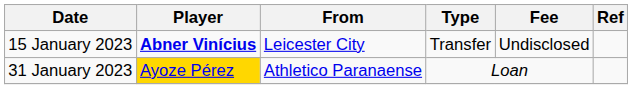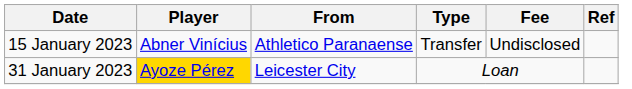(198, 44) bold -> (193, 44) normal
(314, 44) Leicester City -> (334, 44) Athletico Paranaense
(343, 70) Athletico Paranaense -> (305, 70) Leicester City
